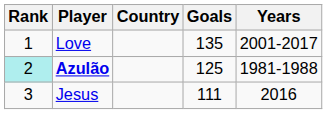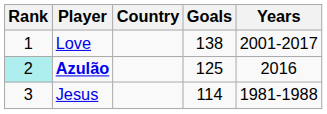(209, 43) 135 -> (209, 43) 138
(279, 69) 1981-1988 -> (279, 69) 2016
(209, 95) 111 -> (209, 95) 114
(279, 95) 2016 -> (279, 95) 1981-1988
